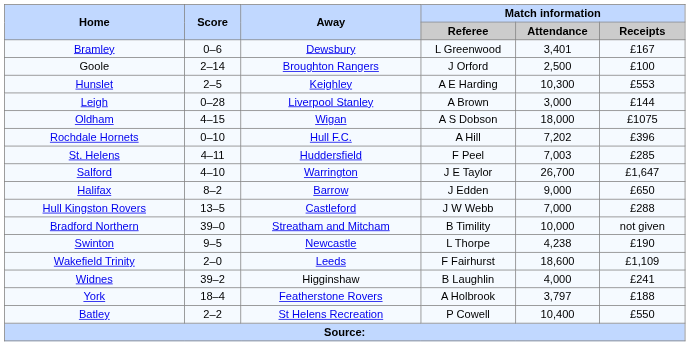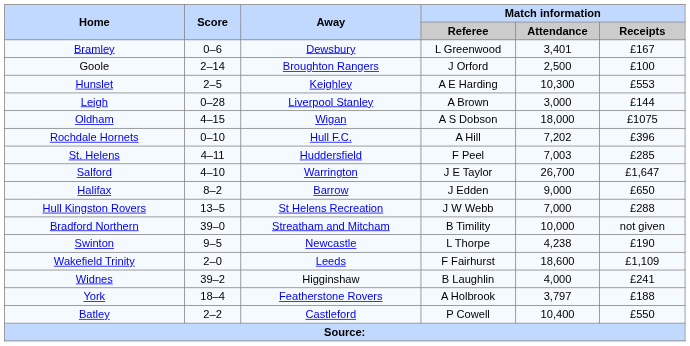(331, 208) Castleford -> (331, 208) St Helens Recreation
(331, 314) St Helens Recreation -> (331, 314) Castleford
